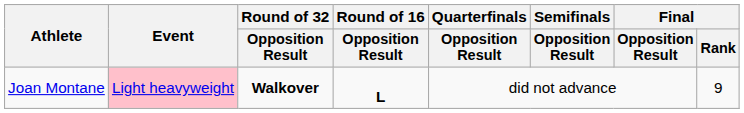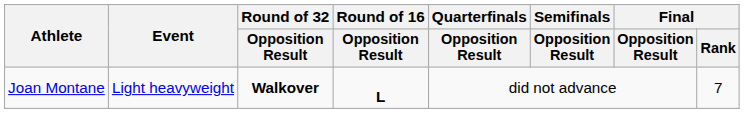(173, 88) pink background -> (173, 88) no background
(718, 88) 9 -> (718, 88) 7
